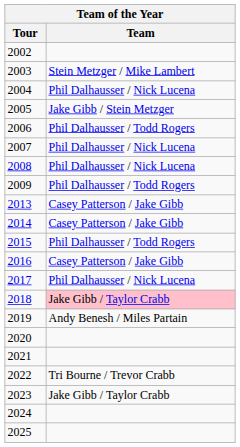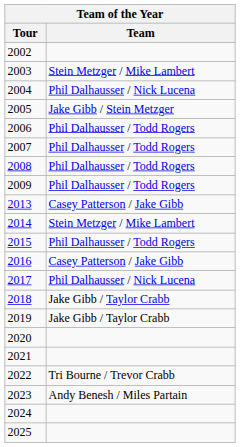(122, 147) Phil Dalhausser / Nick Lucena -> (122, 147) Phil Dalhausser / Todd Rogers
(122, 166) Phil Dalhausser / Nick Lucena -> (122, 166) Phil Dalhausser / Todd Rogers
(116, 223) Casey Patterson / Jake Gibb -> (122, 223) Stein Metzger / Mike Lambert
(109, 299) pink background -> (109, 299) no background
(118, 318) Andy Benesh / Miles Partain -> (109, 318) Jake Gibb / Taylor Crabb
(109, 394) Jake Gibb / Taylor Crabb -> (118, 394) Andy Benesh / Miles Partain
